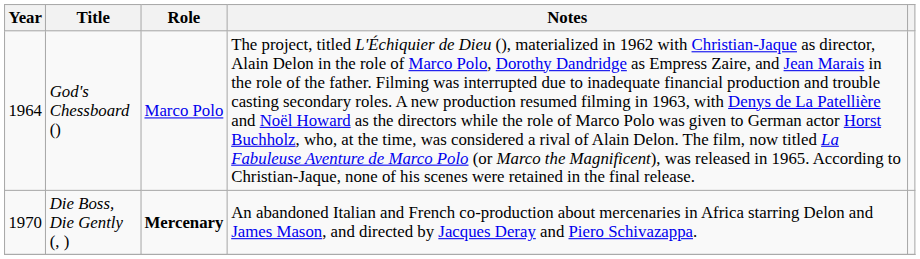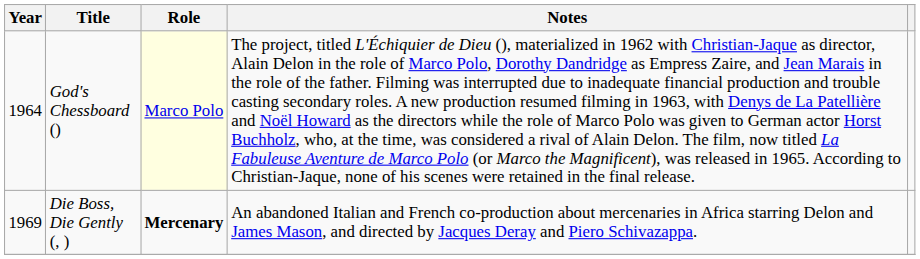(184, 110) no background -> (184, 110) lightyellow background
(25, 222) 1970 -> (25, 222) 1969
